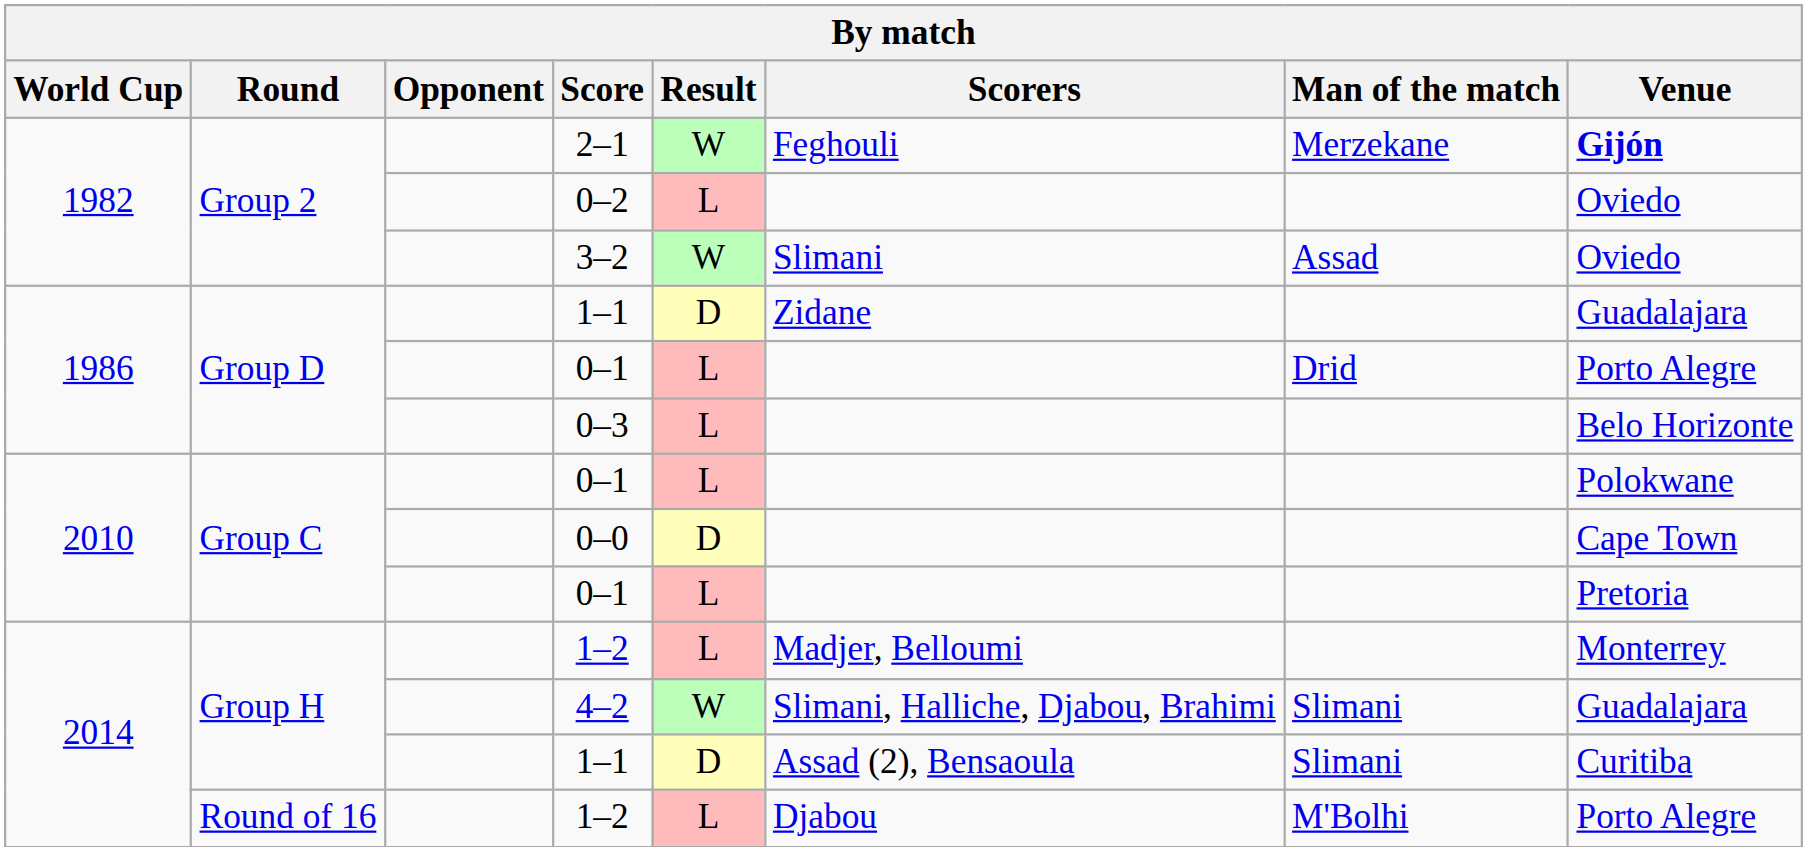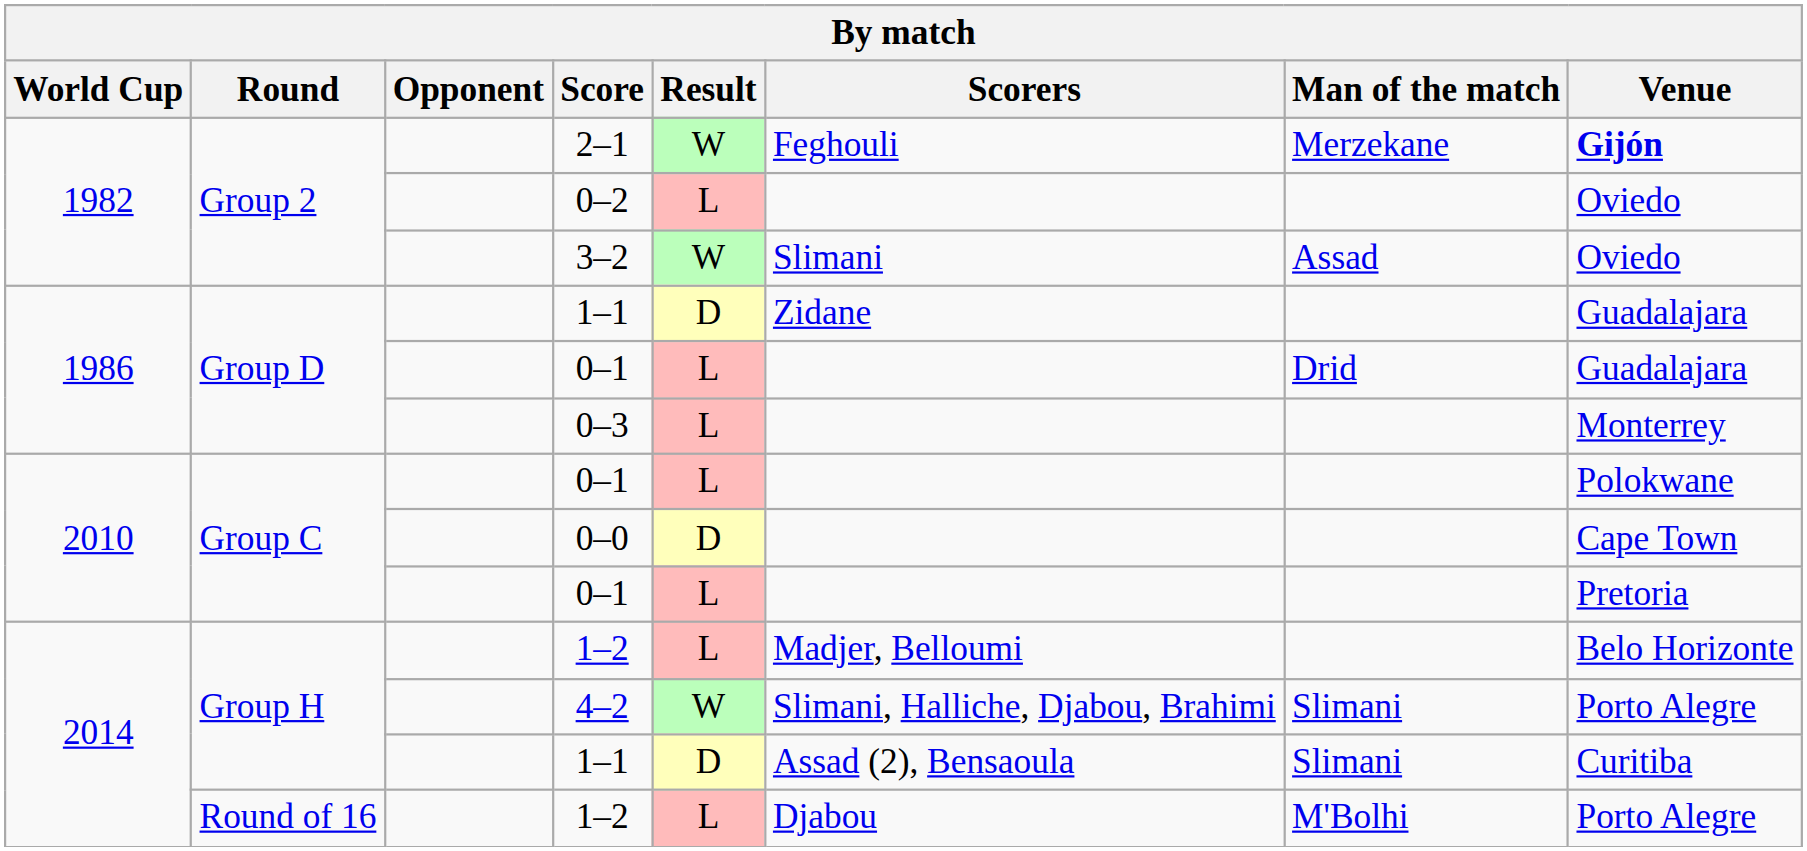(1666, 369) Porto Alegre -> (1662, 369) Guadalajara
(1685, 425) Belo Horizonte -> (1651, 425) Monterrey
(1651, 649) Monterrey -> (1685, 649) Belo Horizonte
(1662, 705) Guadalajara -> (1666, 705) Porto Alegre
